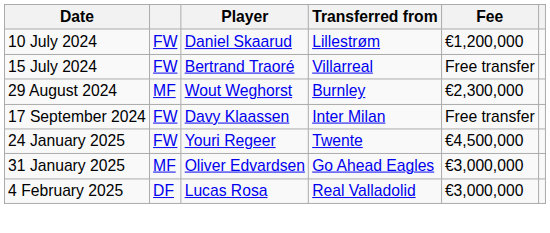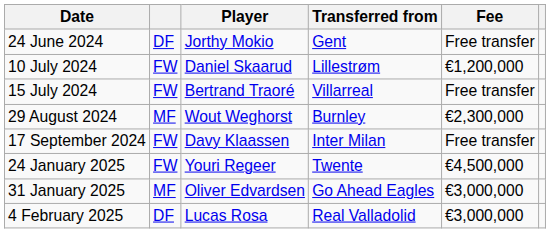+ row: (56, 41)
